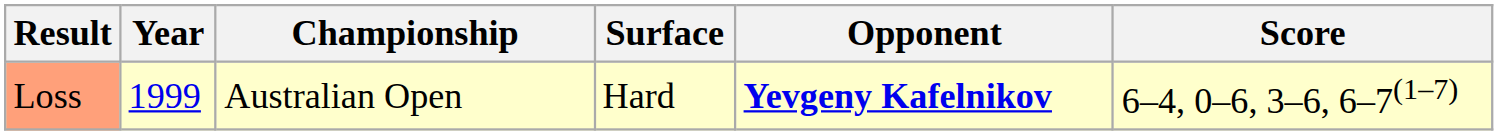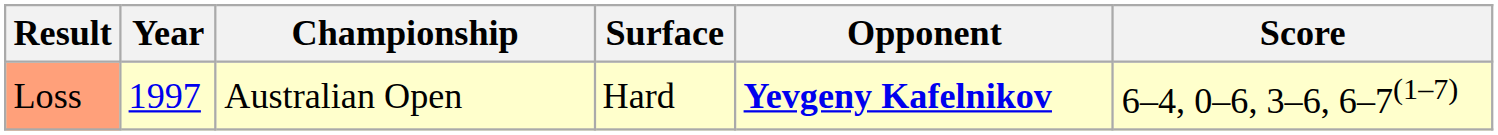(165, 95) 1999 -> (165, 95) 1997
